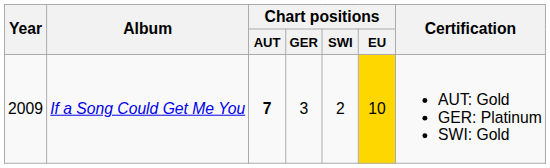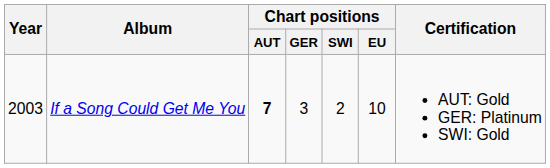(26, 108) 2009 -> (26, 108) 2003
(377, 108) gold background -> (377, 108) no background
